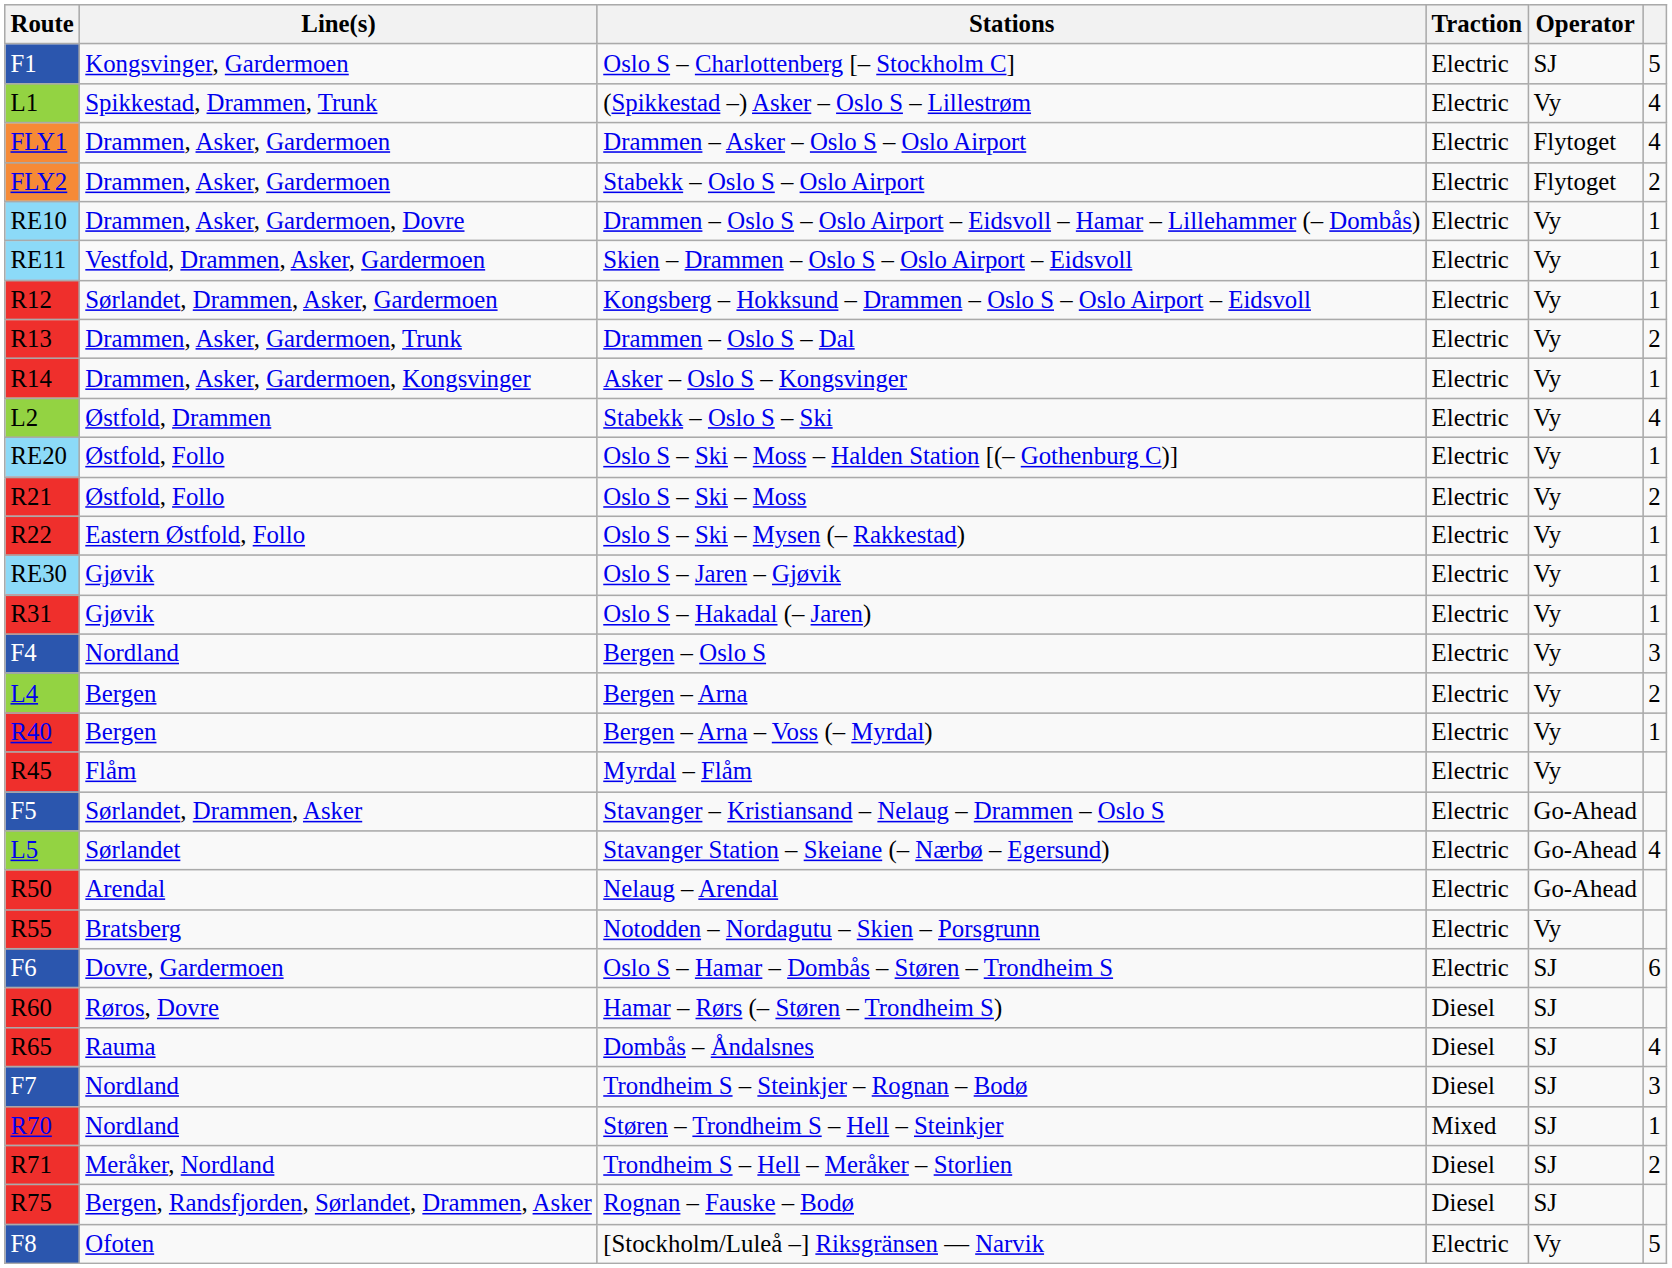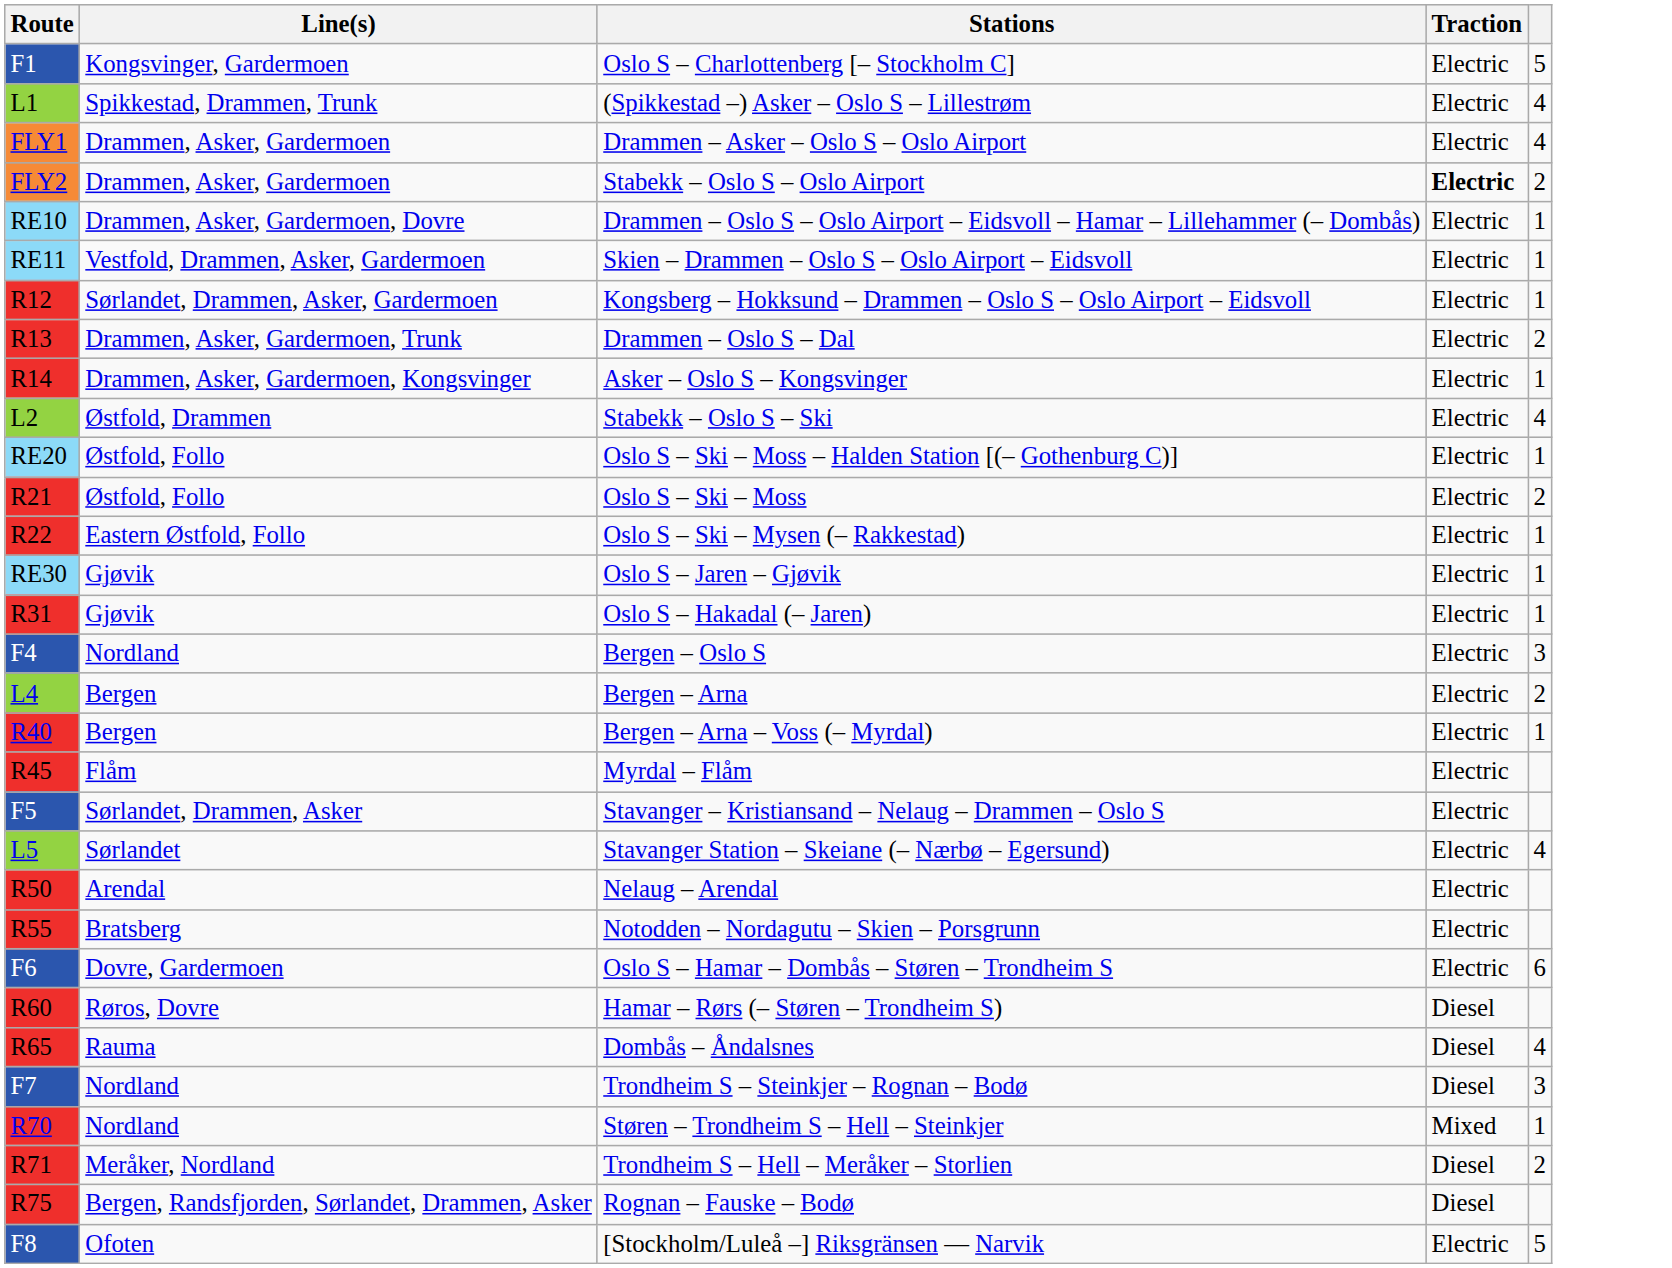- column: (1585, 24)
(1470, 181) normal -> (1473, 181) bold
